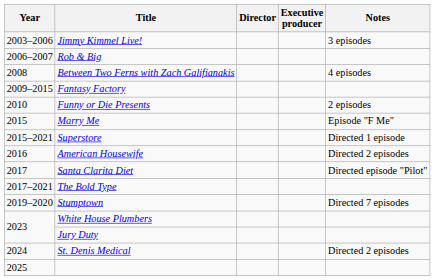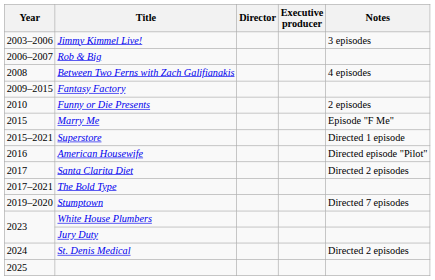(368, 154) Directed 2 episodes -> (378, 154) Directed episode "Pilot"
(378, 170) Directed episode "Pilot" -> (368, 170) Directed 2 episodes
